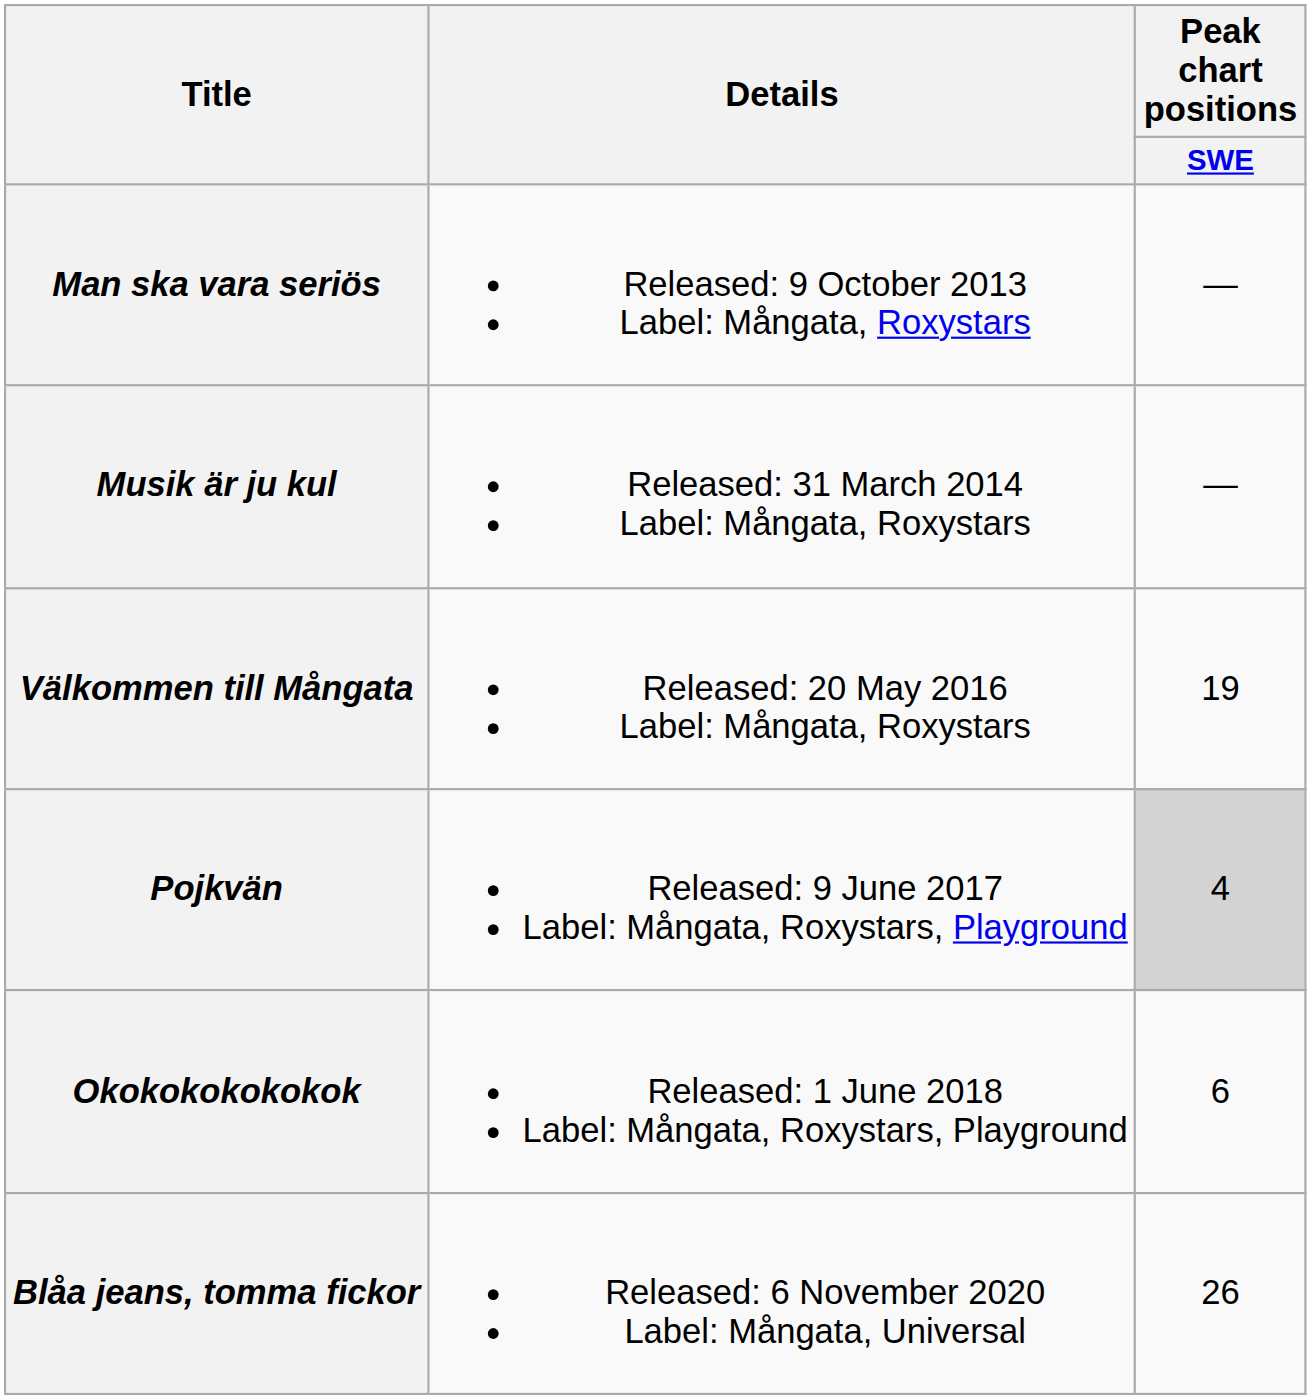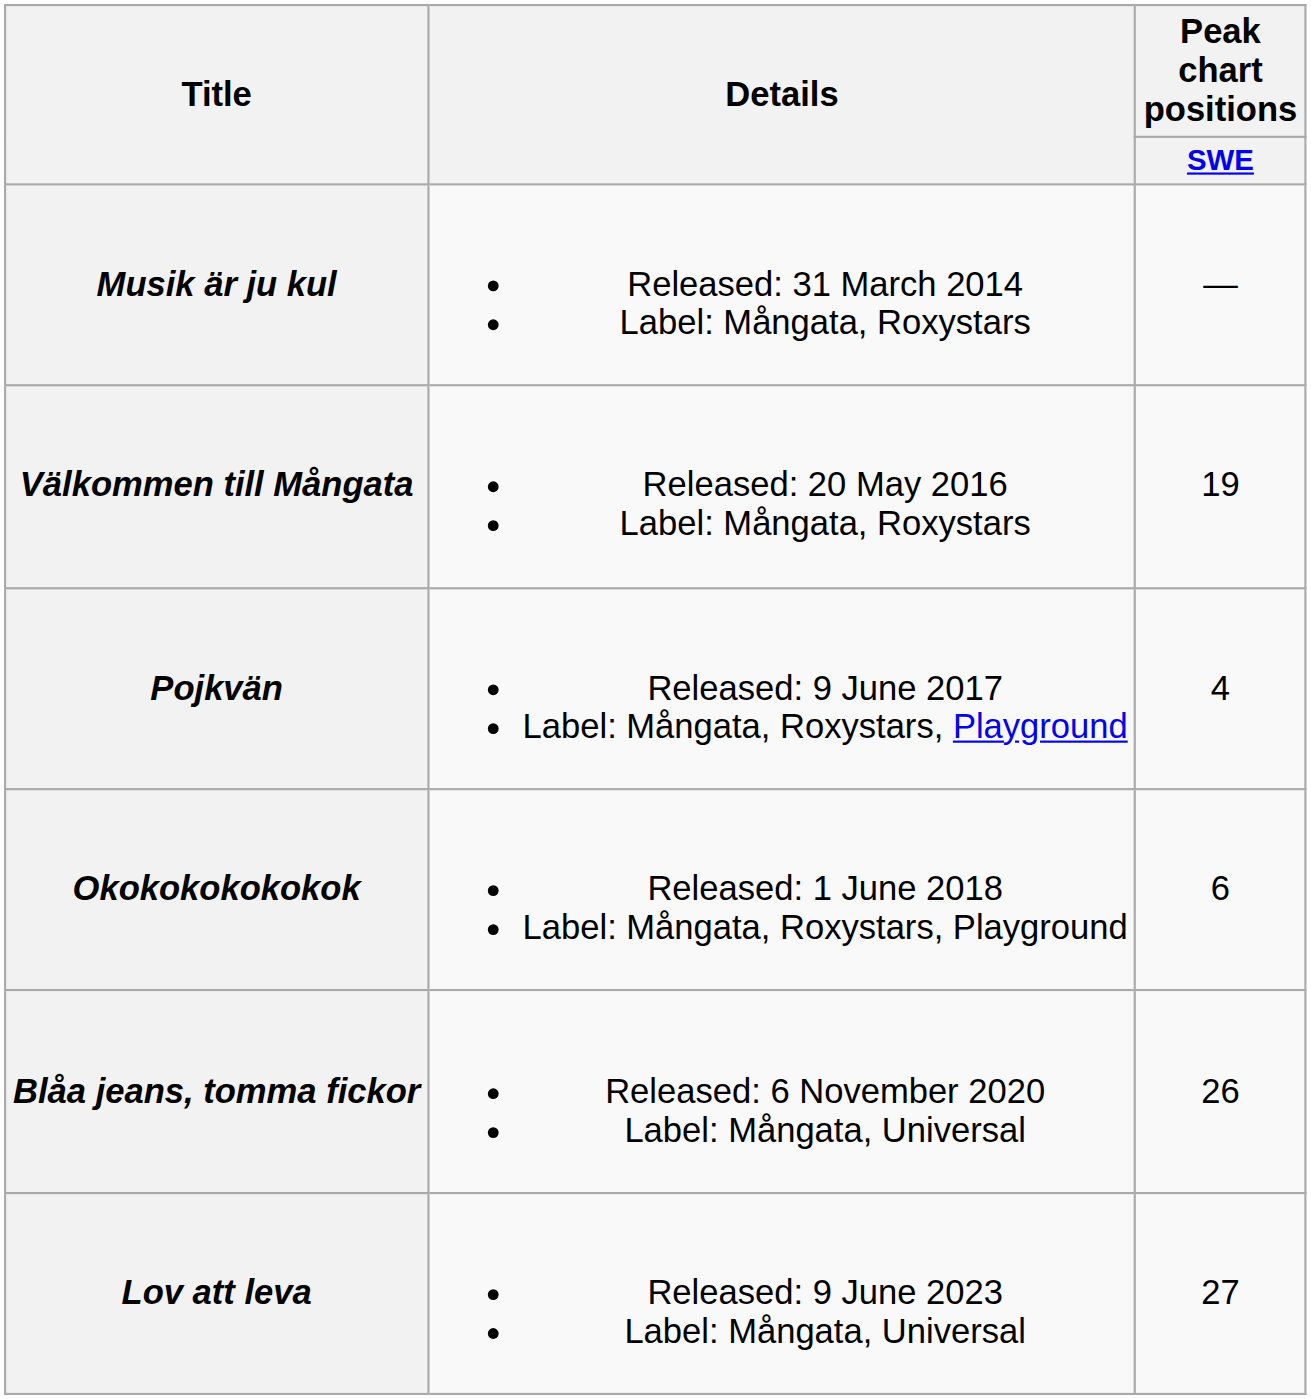- row: (217, 284)
(1220, 889) lightgrey background -> (1220, 687) no background
+ row: (217, 1292)
